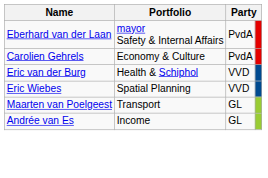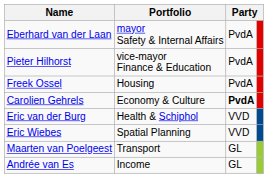+ row: (39, 62)
+ row: (34, 84)
(240, 56) normal -> (241, 100) bold
